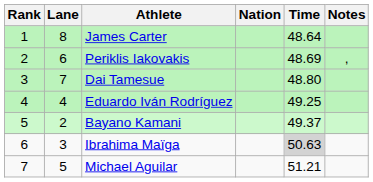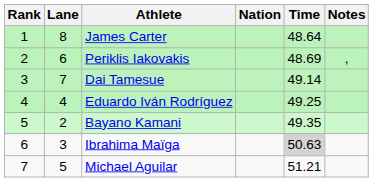(304, 79) 48.80 -> (304, 79) 49.14
(304, 123) 49.37 -> (304, 123) 49.35
